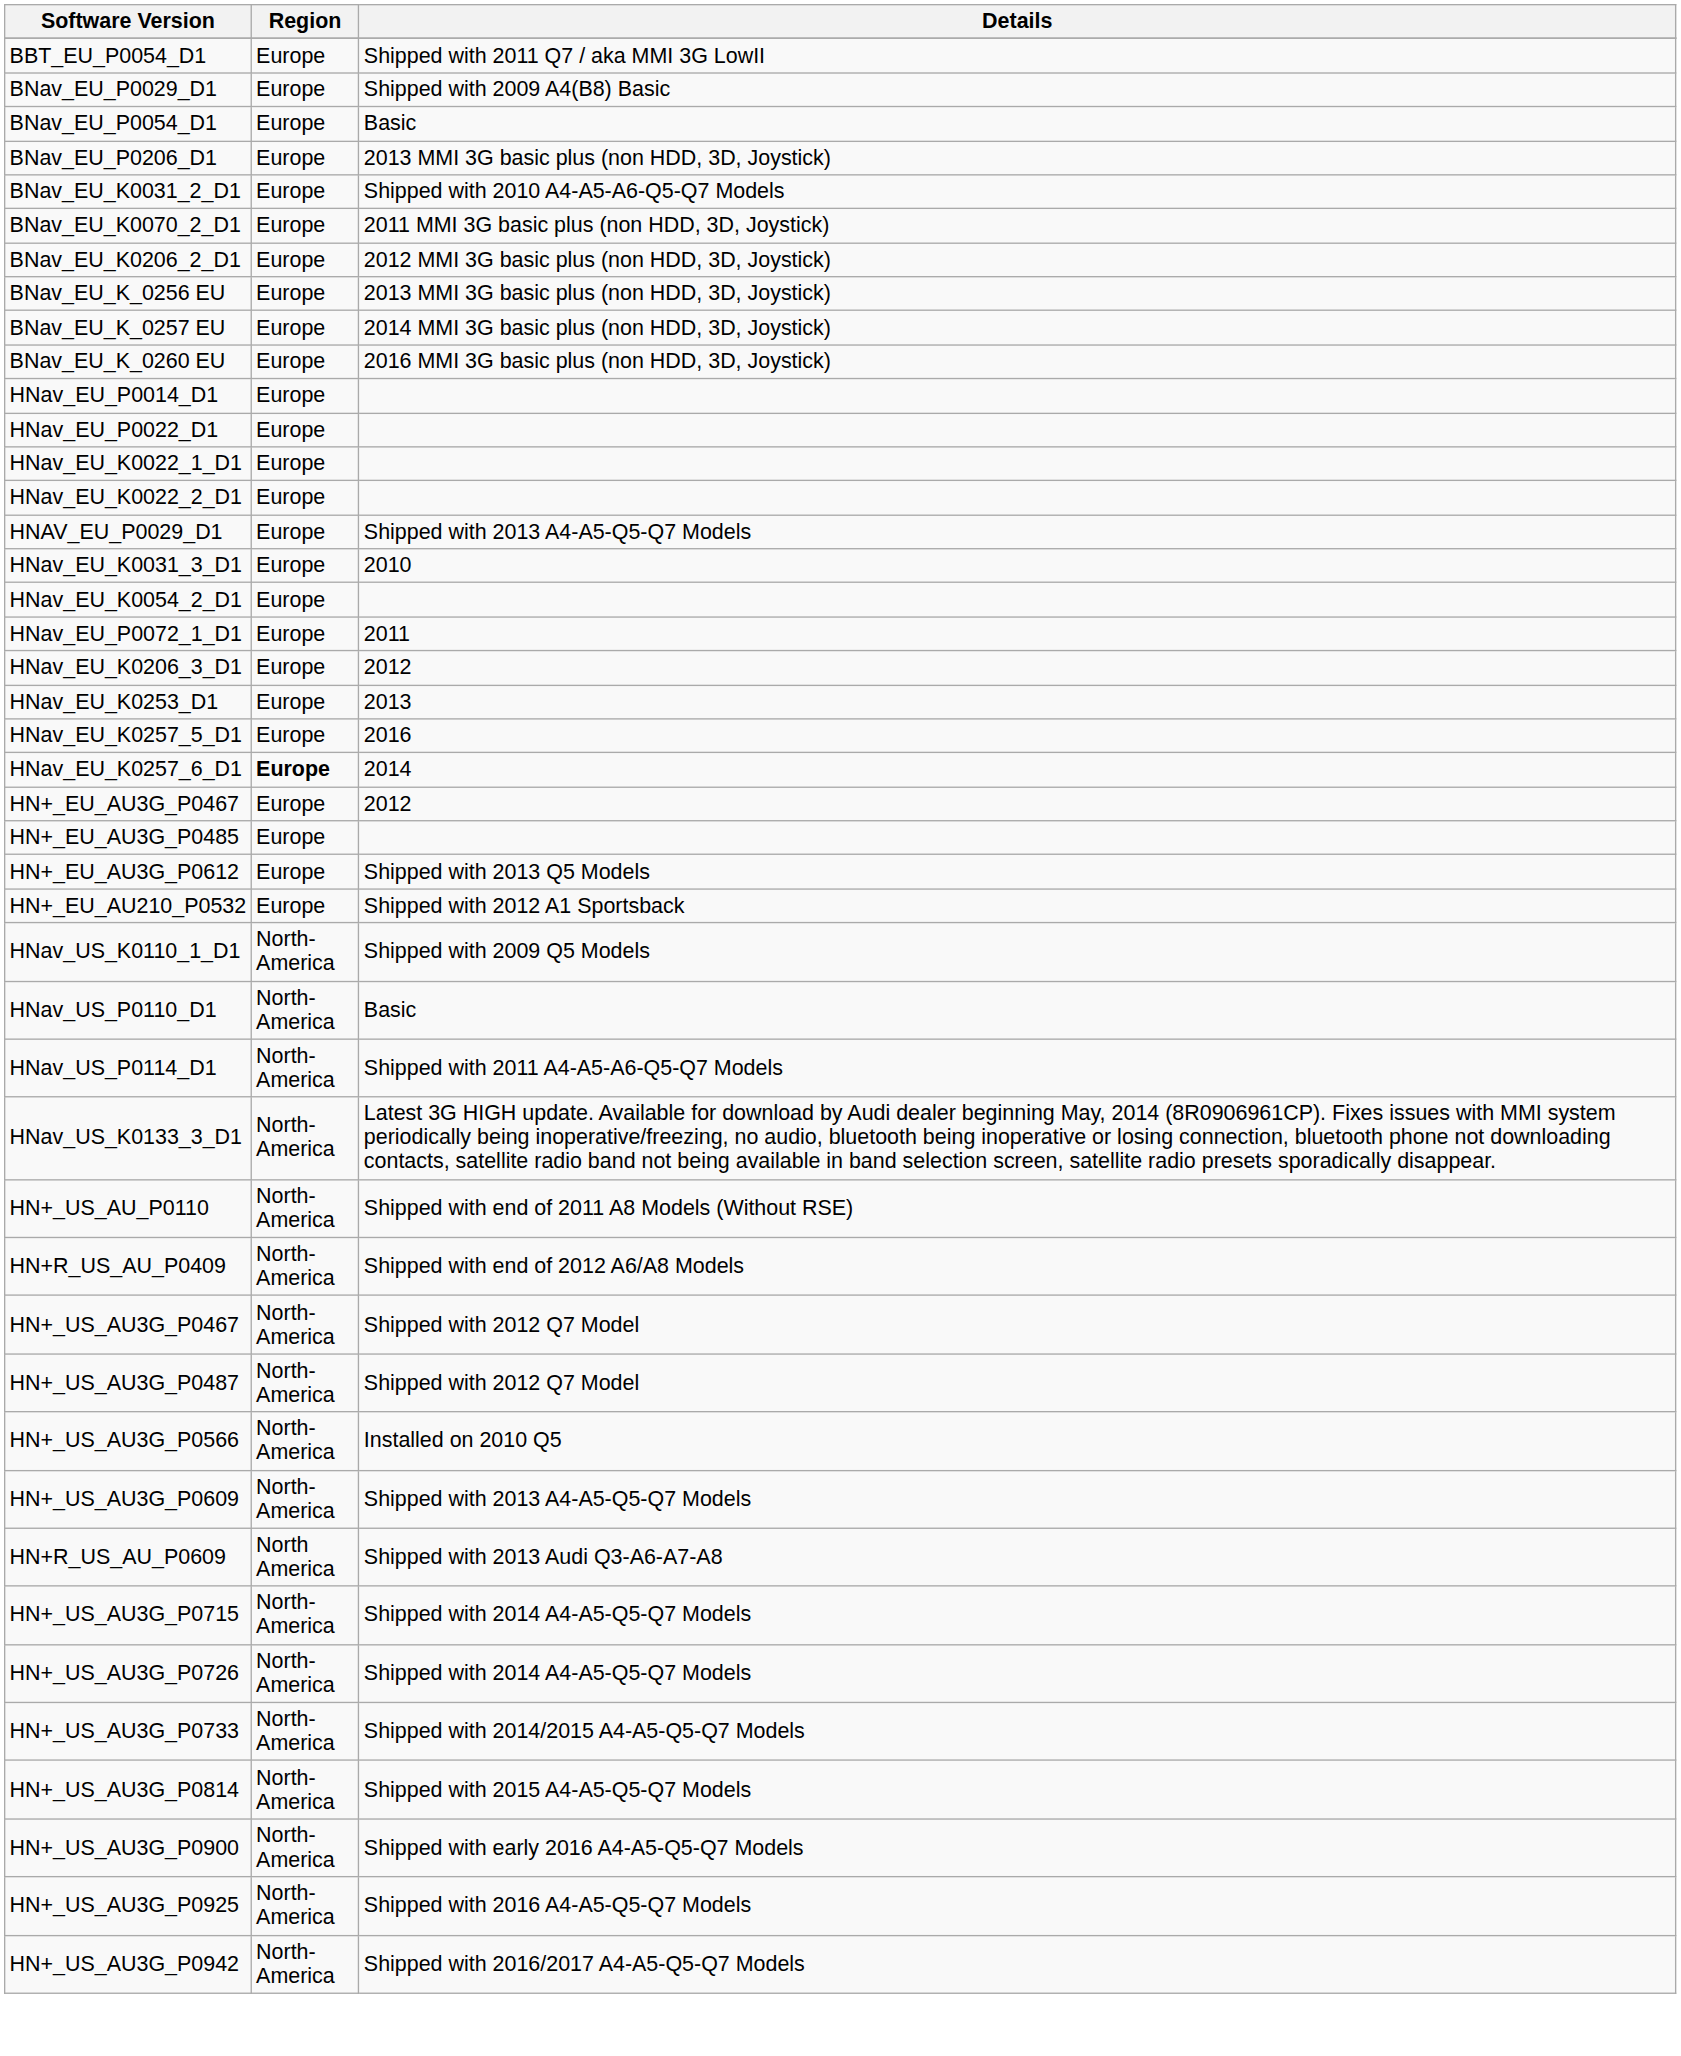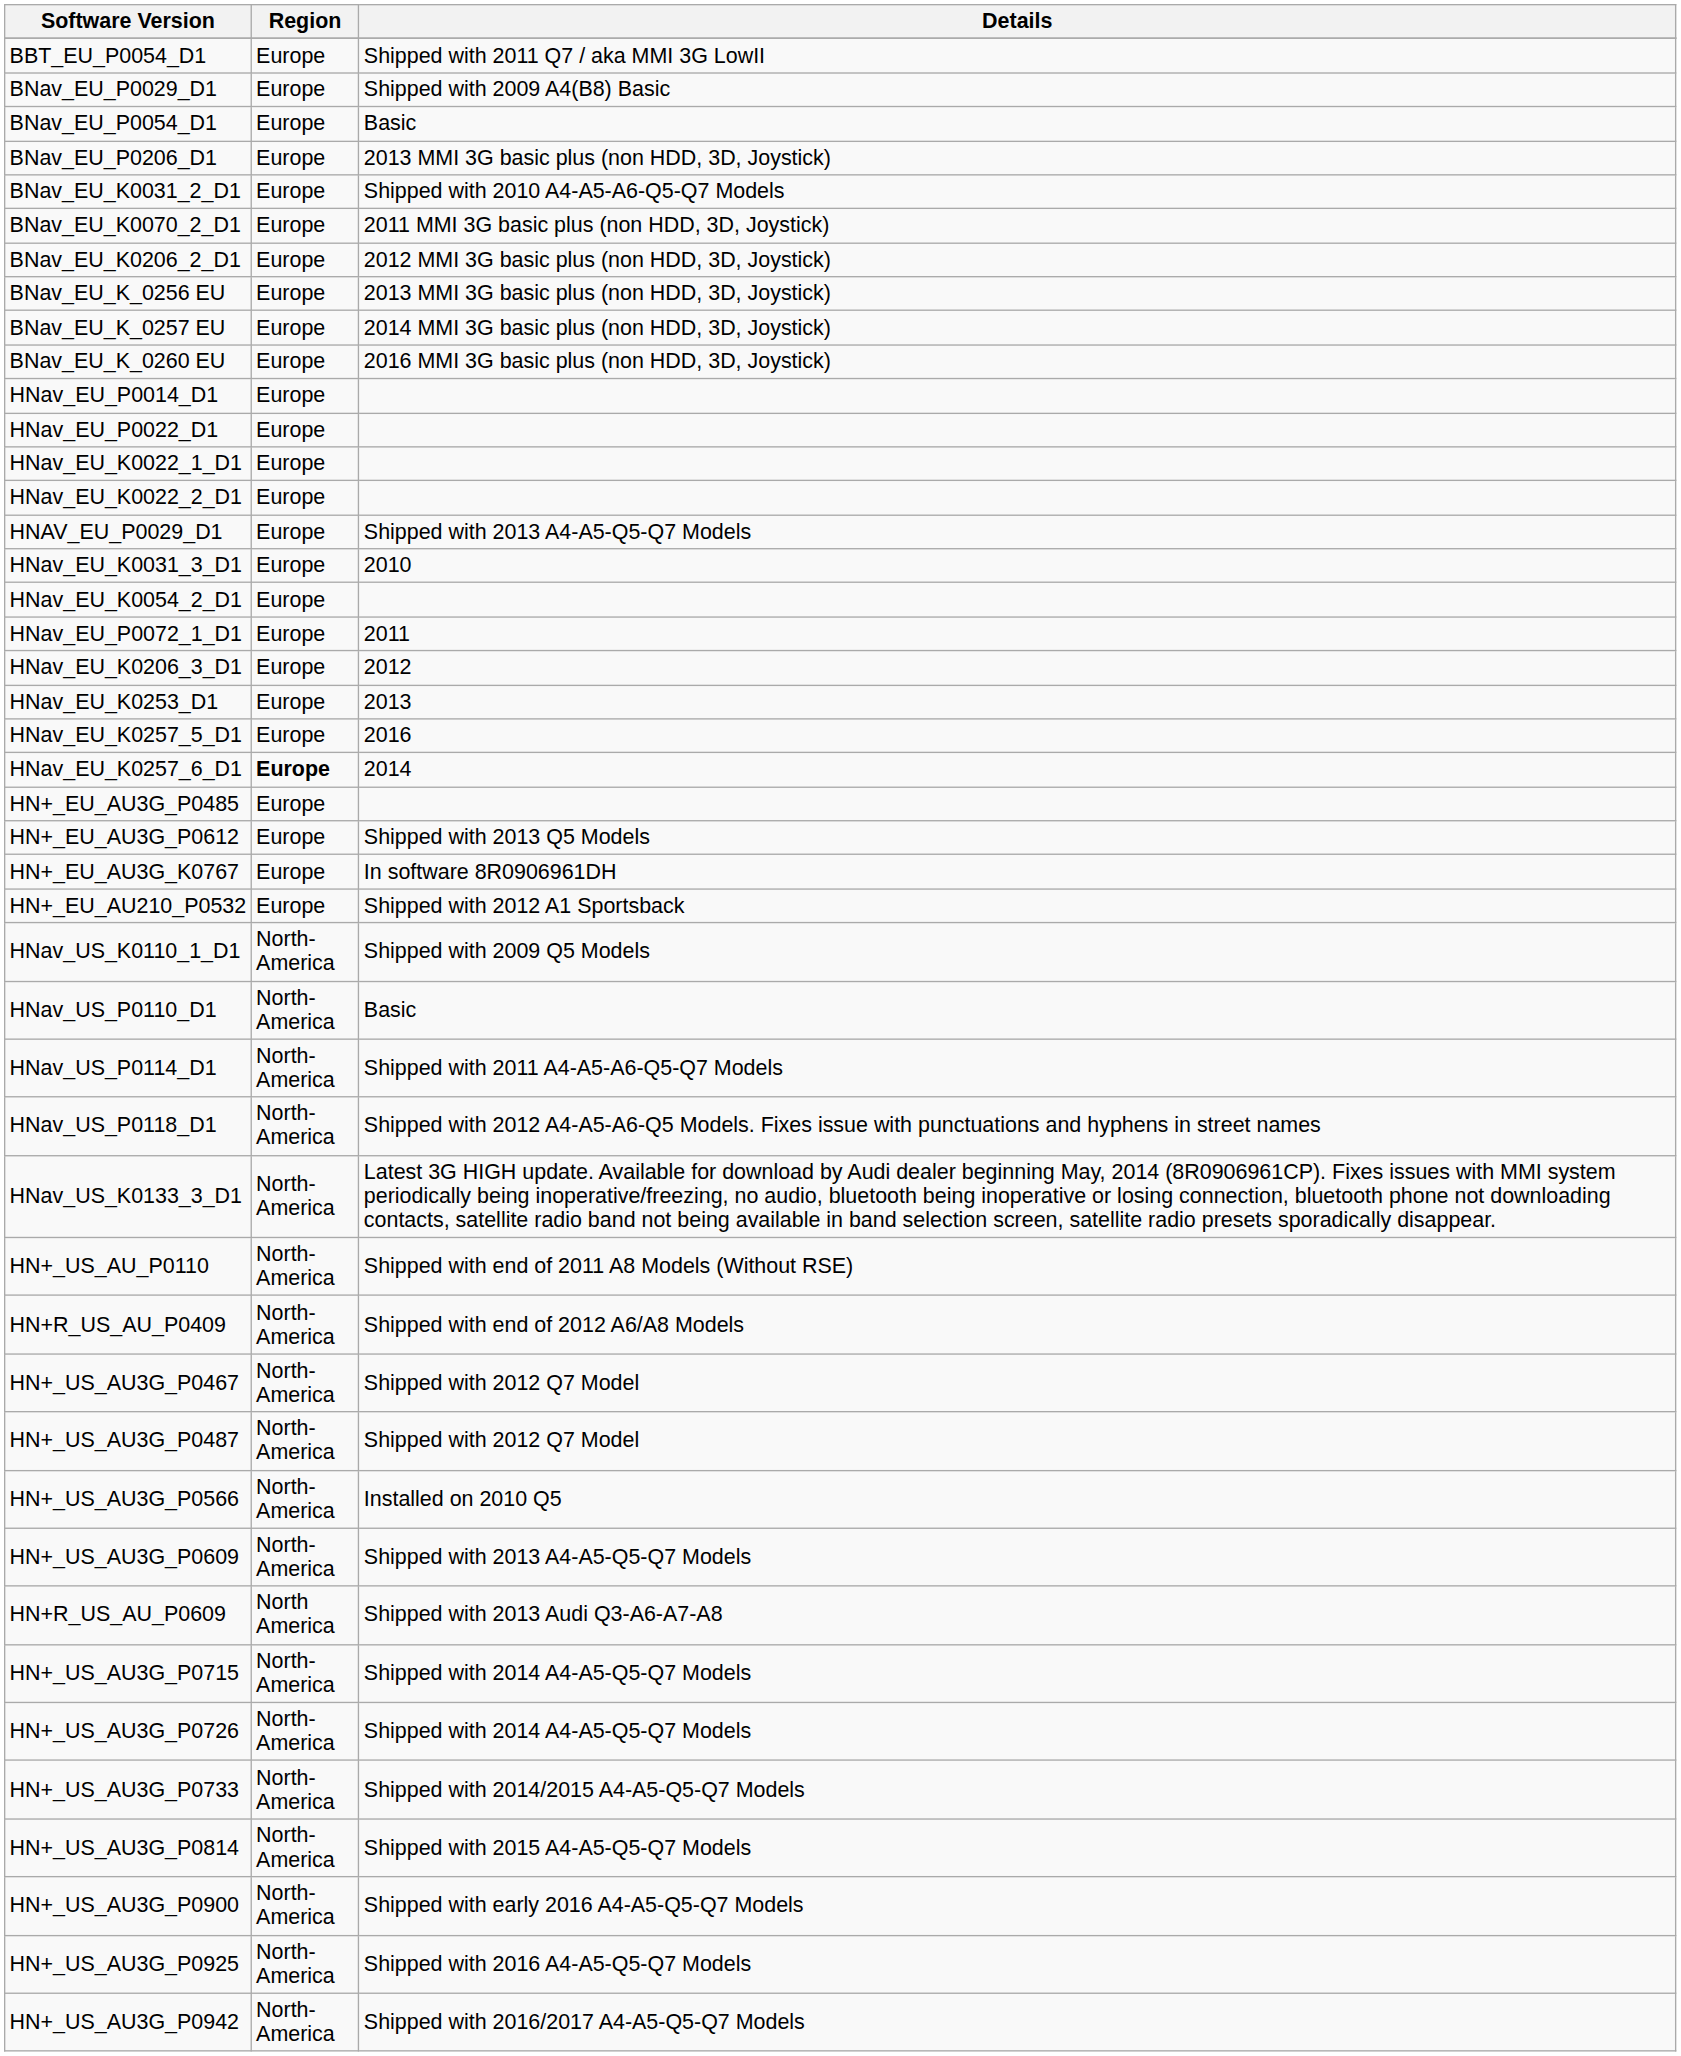- row: (124, 803)
+ row: (124, 871)
+ row: (113, 1125)
